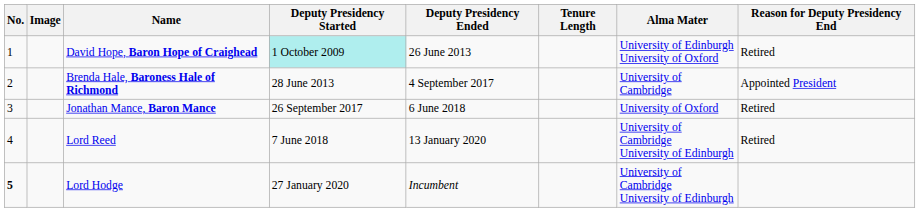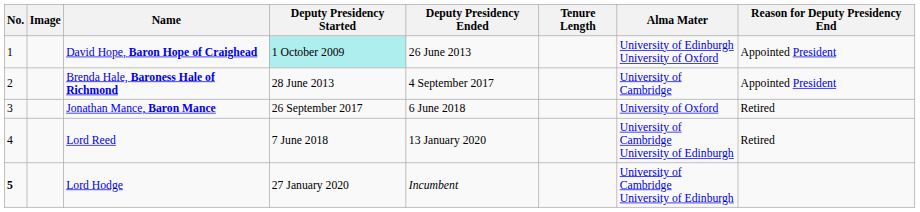(758, 51) Retired -> (788, 51) Appointed President
